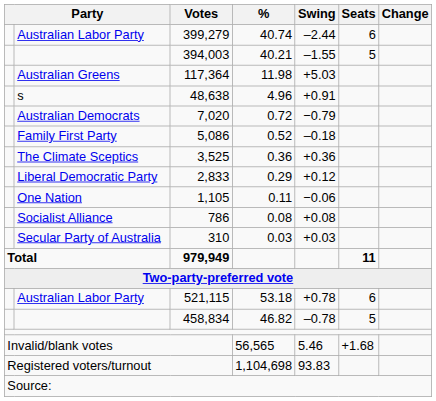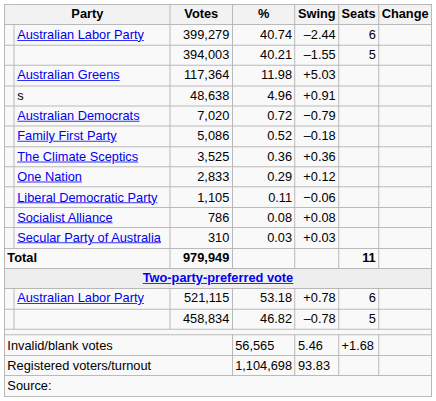(87, 177) Liberal Democratic Party -> (50, 177) One Nation
(50, 197) One Nation -> (87, 197) Liberal Democratic Party
